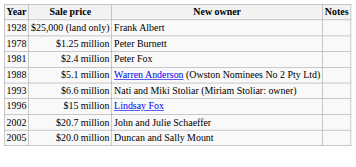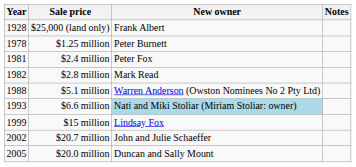+ row: (85, 75)
(205, 91) no background -> (205, 106) lightblue background
(17, 106) 1996 -> (17, 122) 1999
